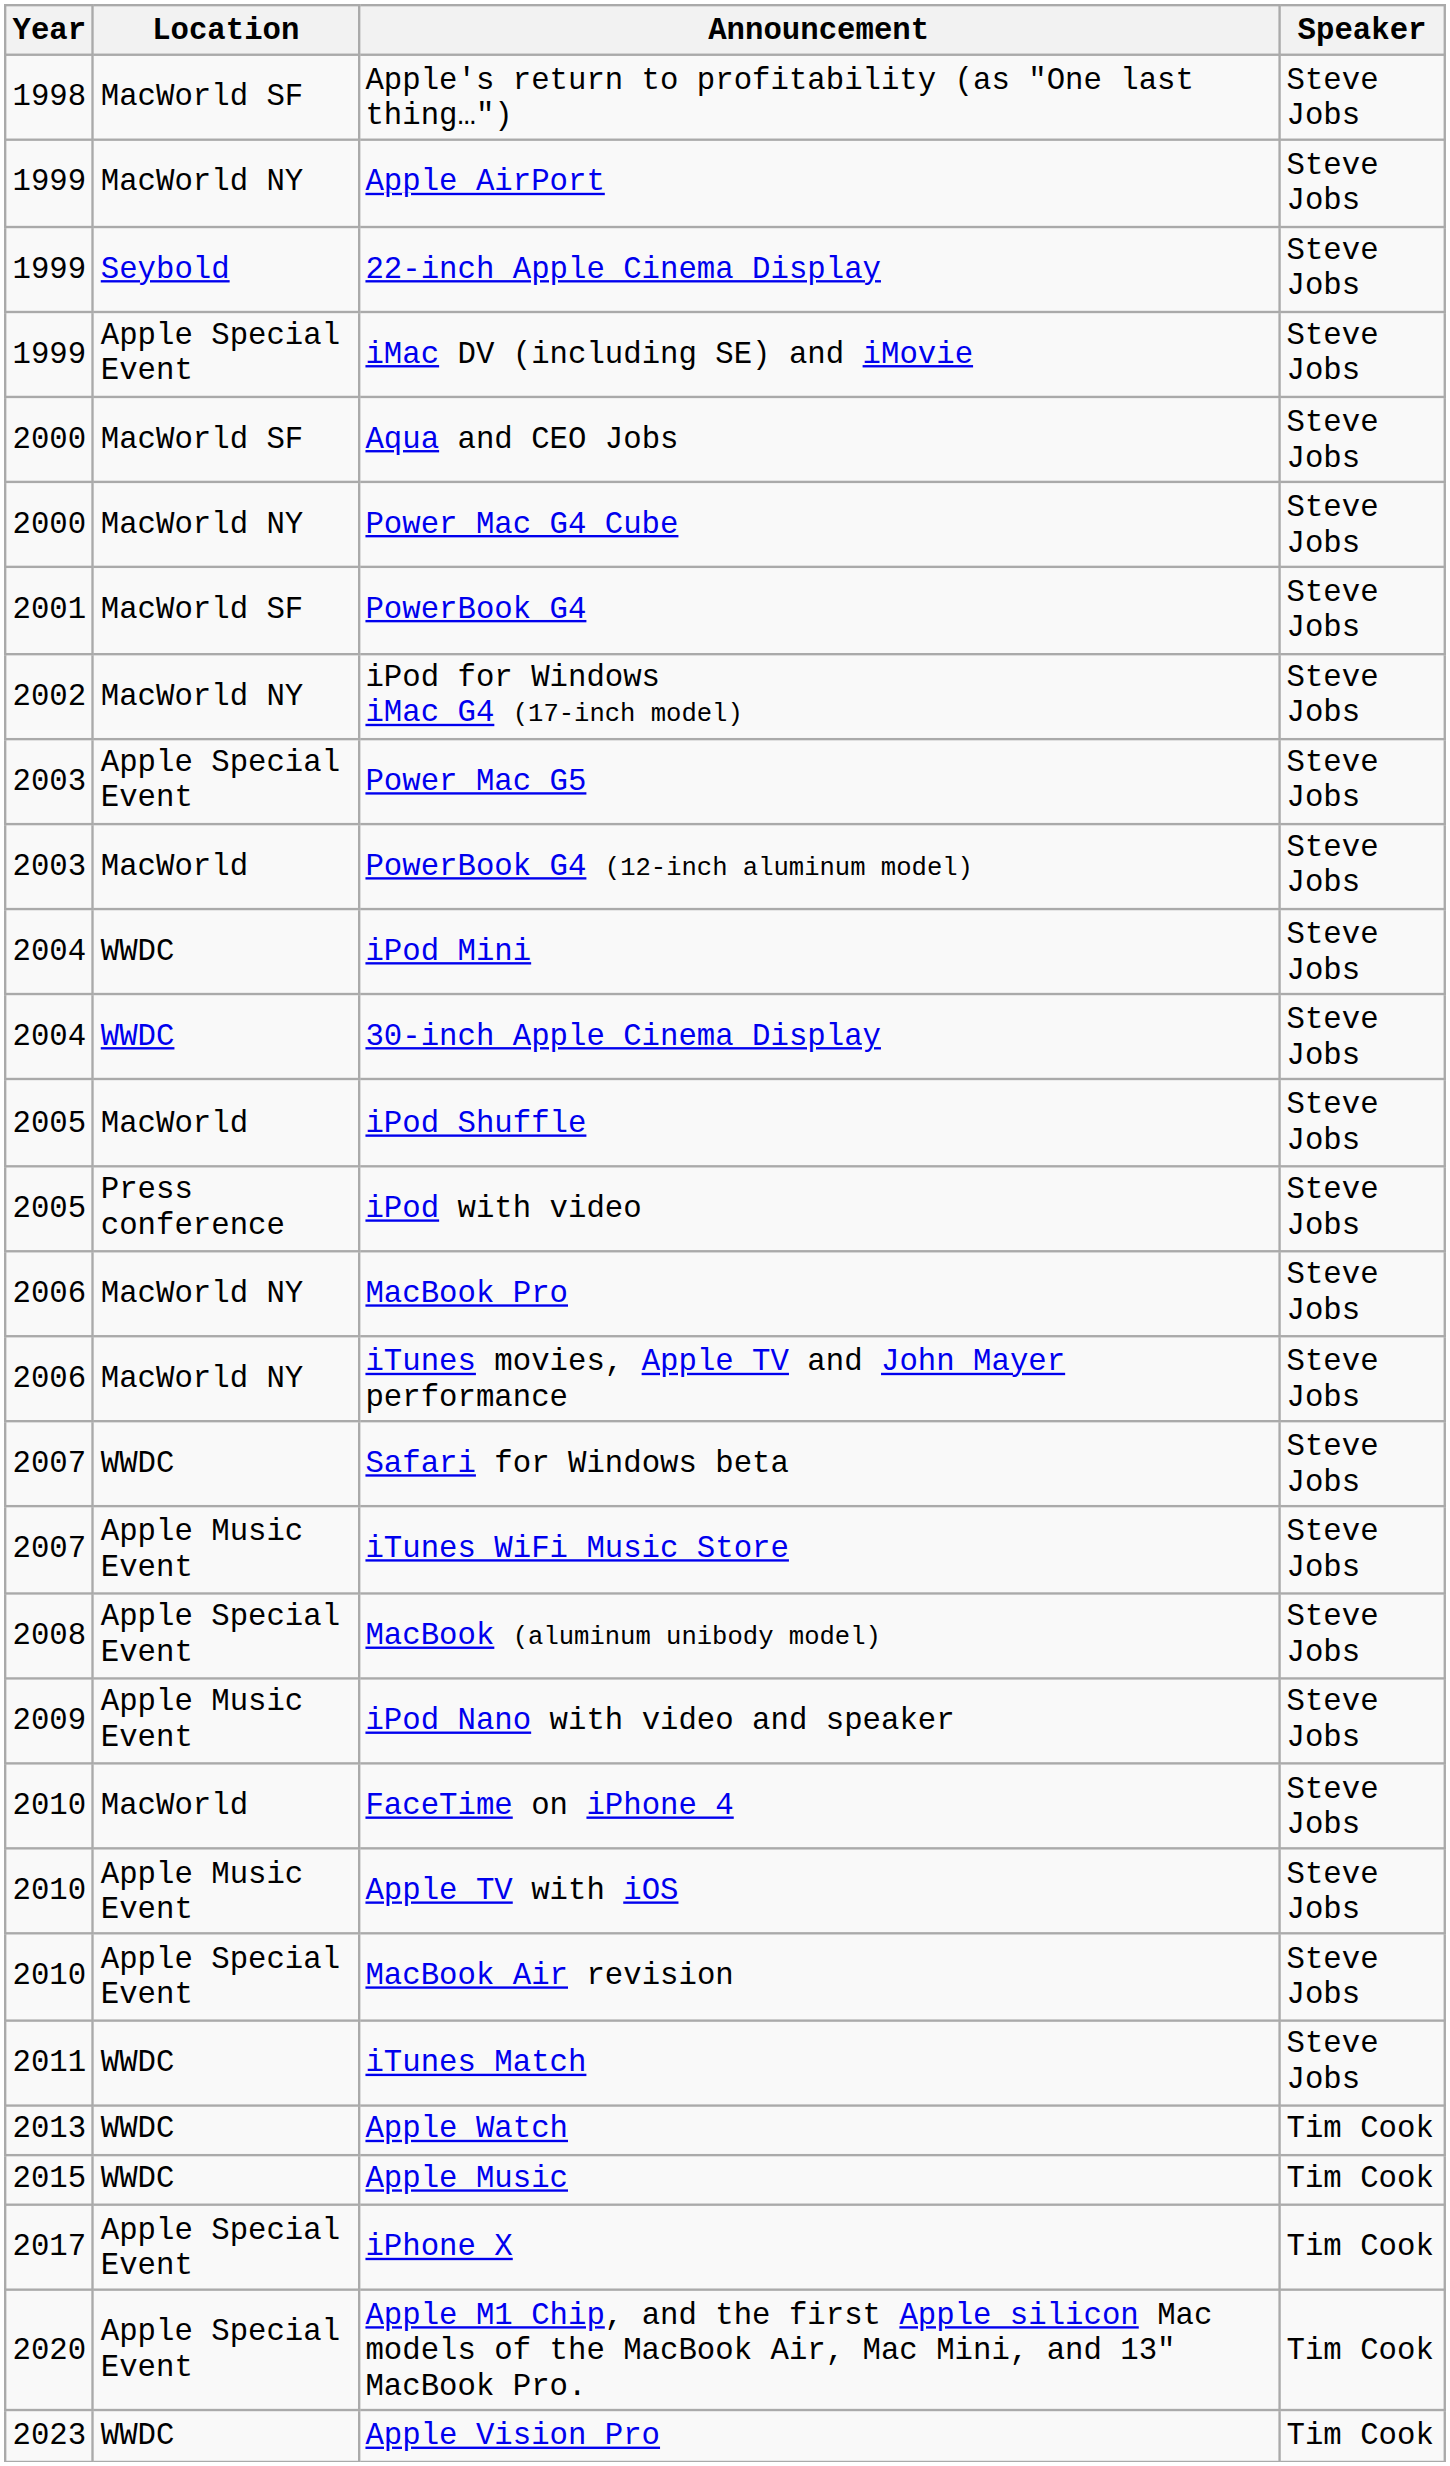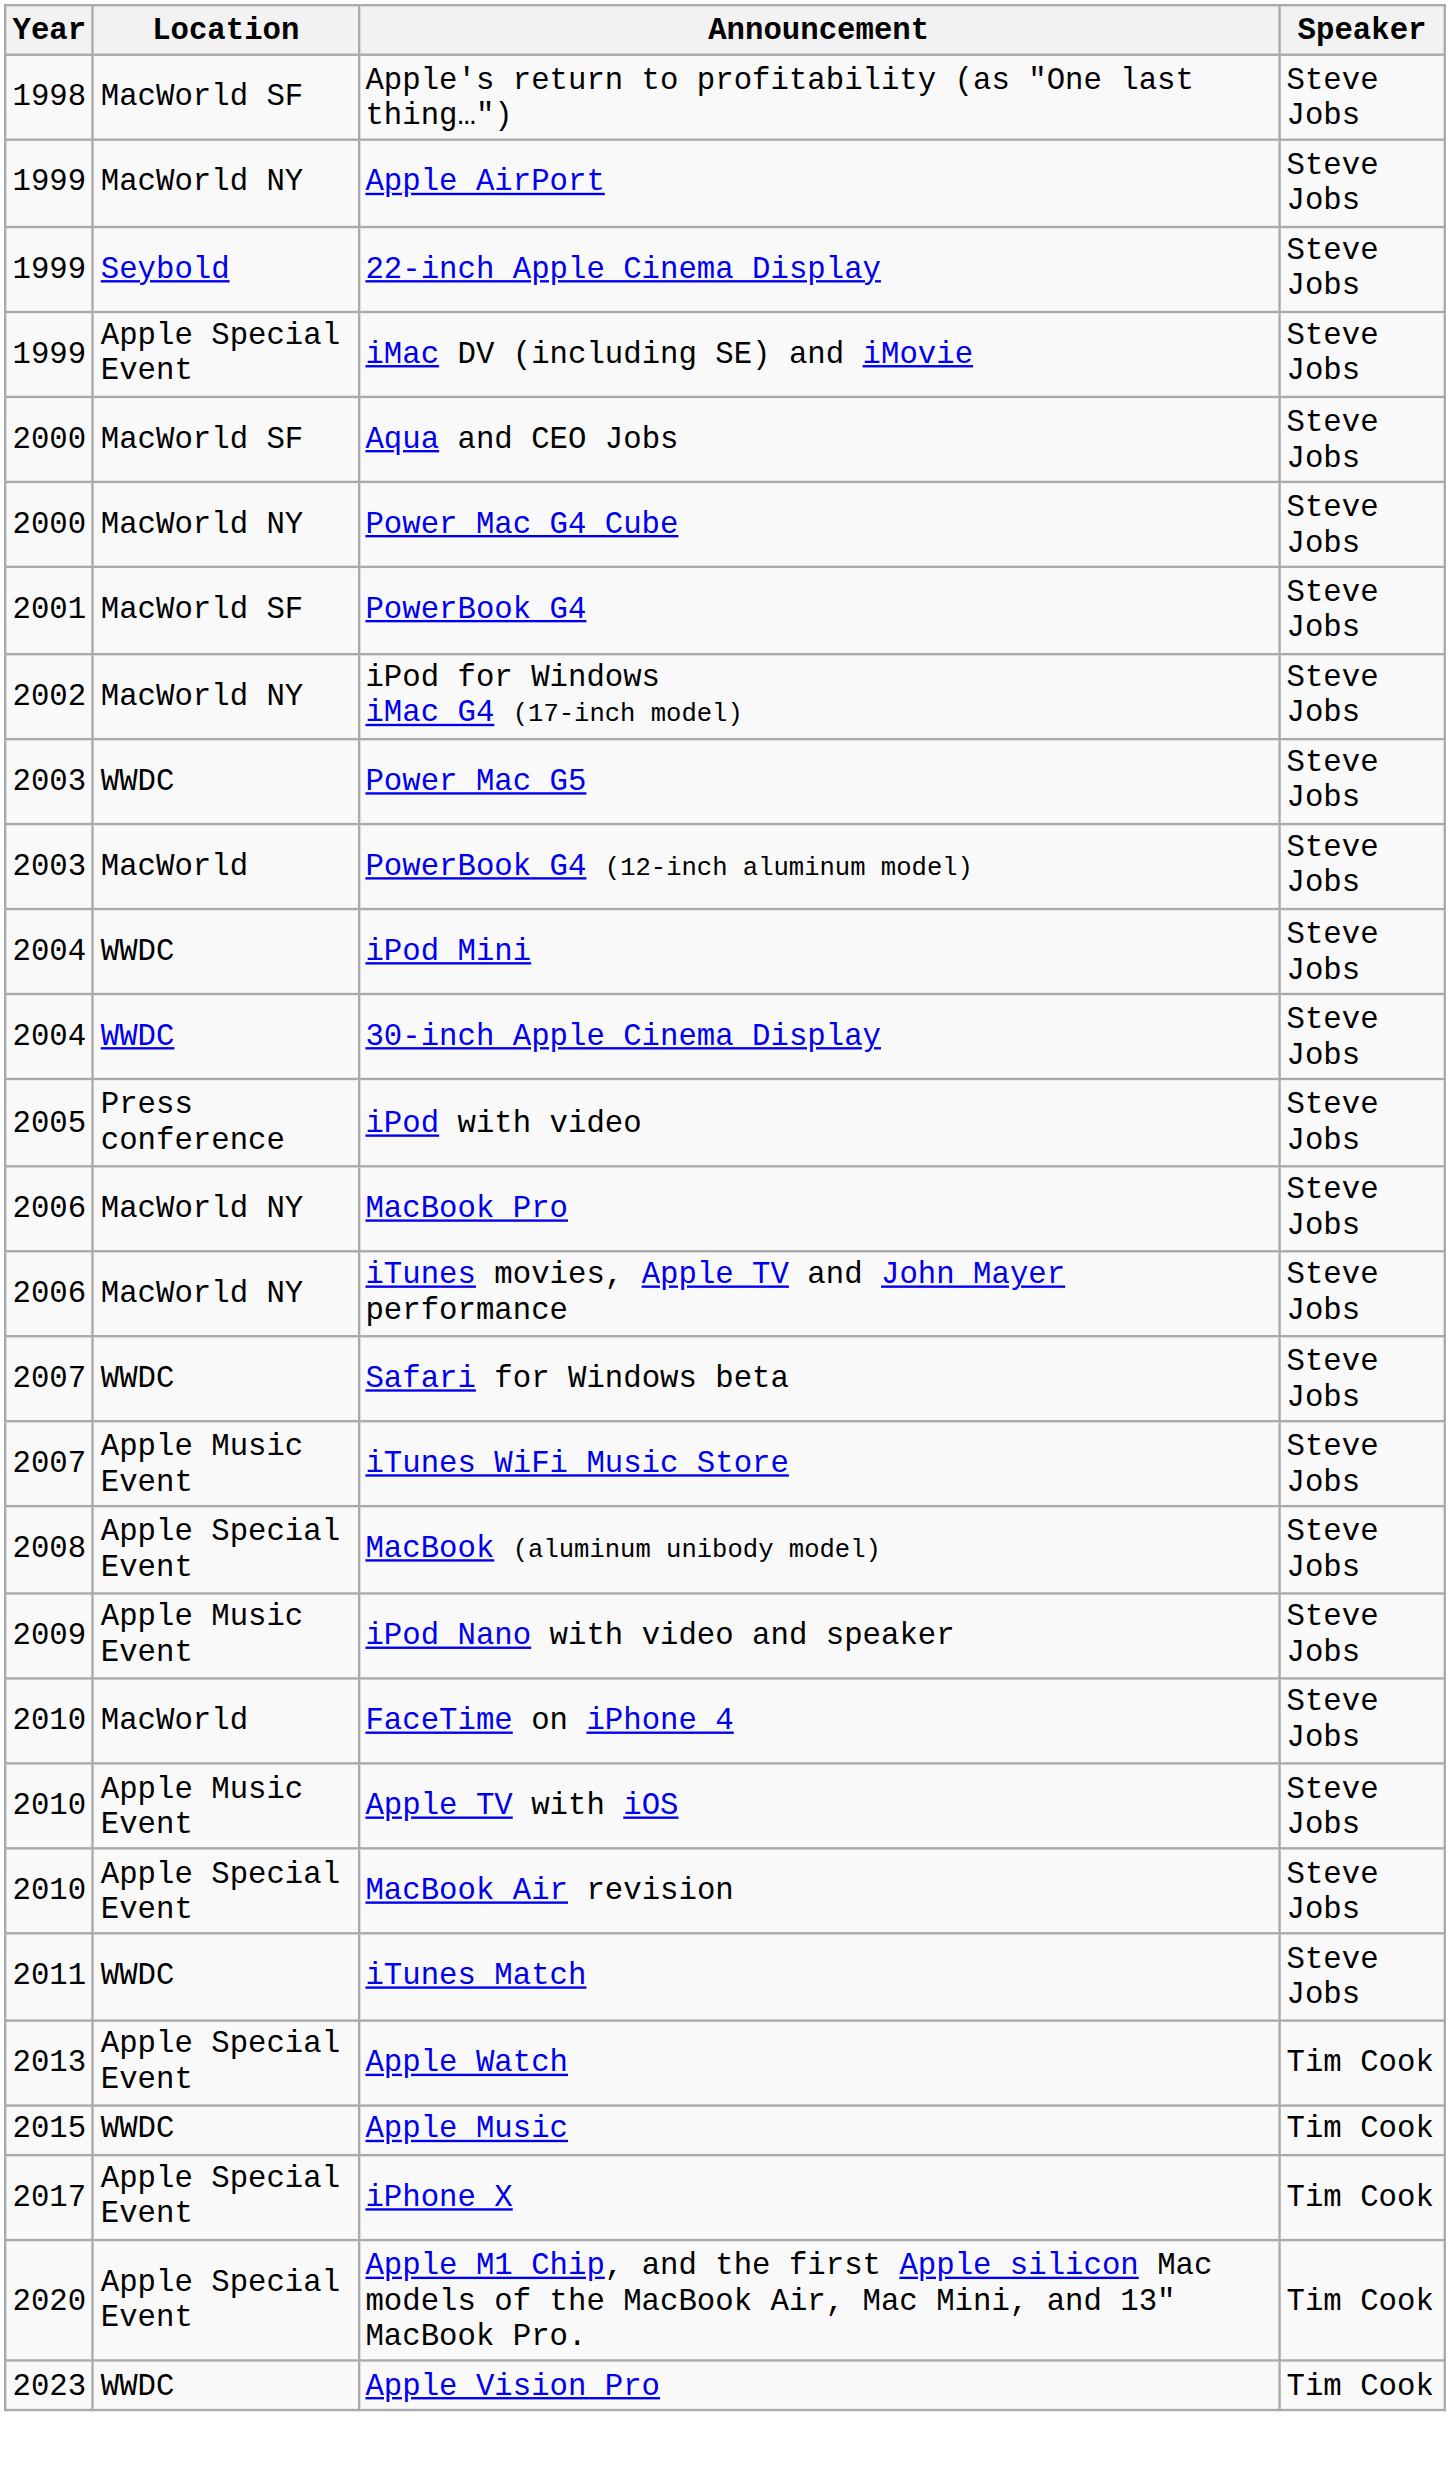(220, 781) Apple Special Event -> (138, 781) WWDC
- row: (476, 1123)
(138, 2130) WWDC -> (220, 2062) Apple Special Event
